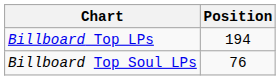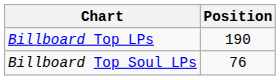(238, 40) 194 -> (238, 40) 190
